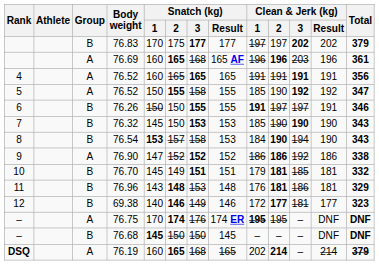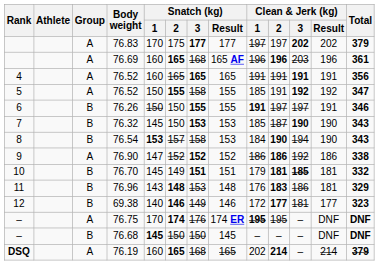(90, 44) B -> (90, 44) A
(279, 92) 190 -> (279, 92) 191
(279, 124) 190 -> (279, 124) 187
(300, 172) normal -> (300, 172) bold
(279, 188) 181 -> (279, 188) 183
